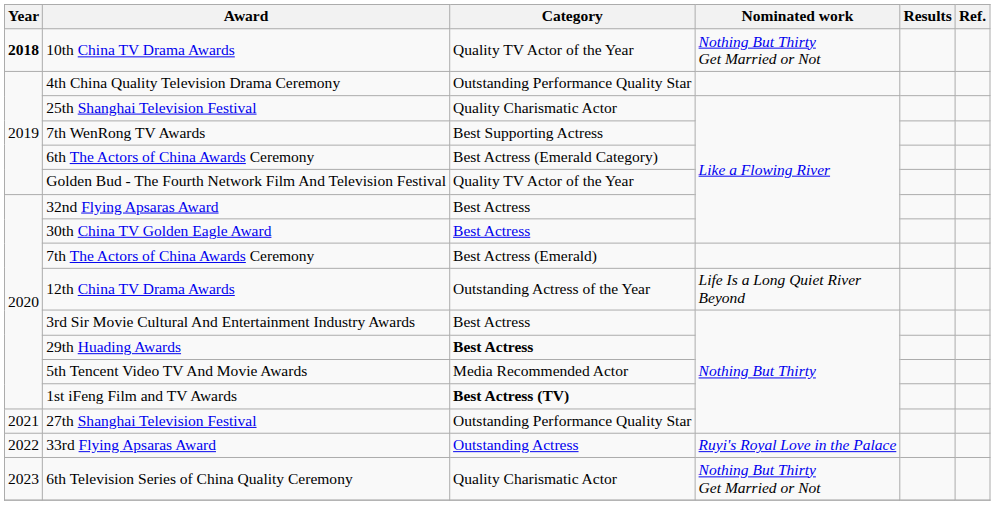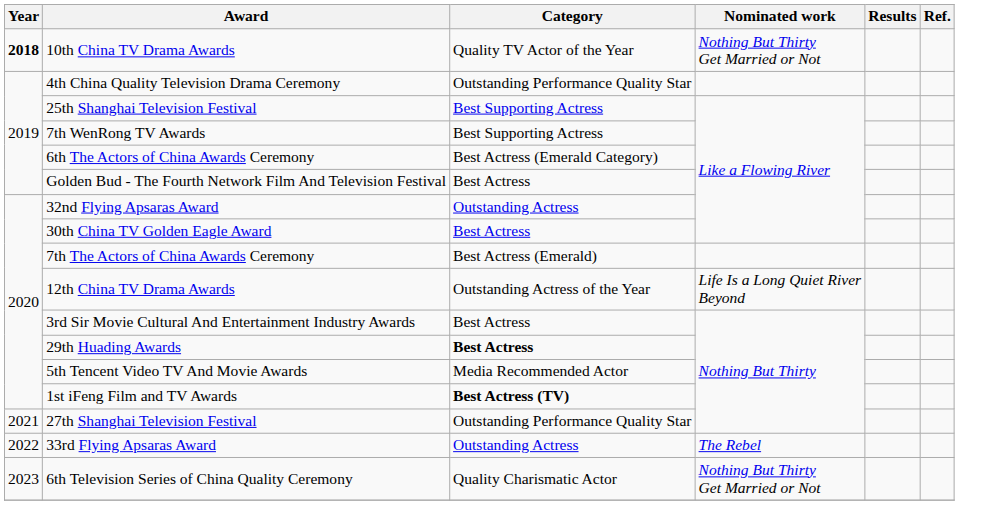(535, 108) Quality Charismatic Actor -> (528, 108) Best Supporting Actress
(543, 181) Quality TV Actor of the Year -> (492, 181) Best Actress
(492, 206) Best Actress -> (516, 206) Outstanding Actress
(797, 445) Ruyi's Royal Love in the Palace -> (730, 445) The Rebel
